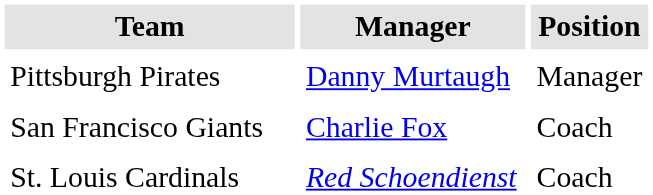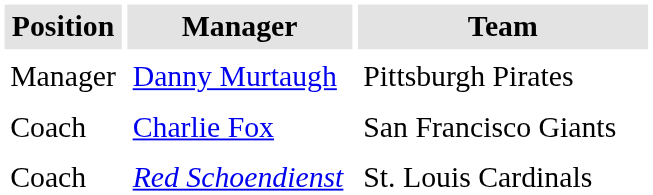columns swapped: (589, 26) <-> (150, 26)
